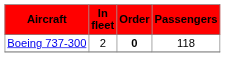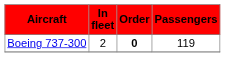(186, 43) 118 -> (186, 43) 119
